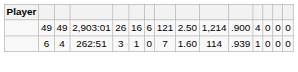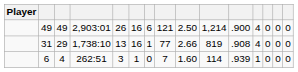+ row: (46, 43)
